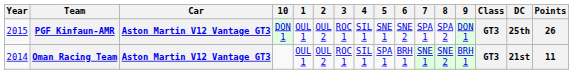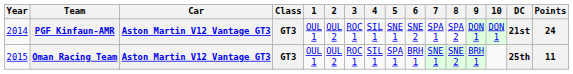columns swapped: (491, 12) <-> (283, 12)
(17, 32) 2015 -> (17, 32) 2014
(519, 32) 25th -> (519, 32) 21st
(550, 32) 26 -> (550, 32) 24
(17, 57) 2014 -> (17, 57) 2015
(519, 57) 21st -> (519, 57) 25th
